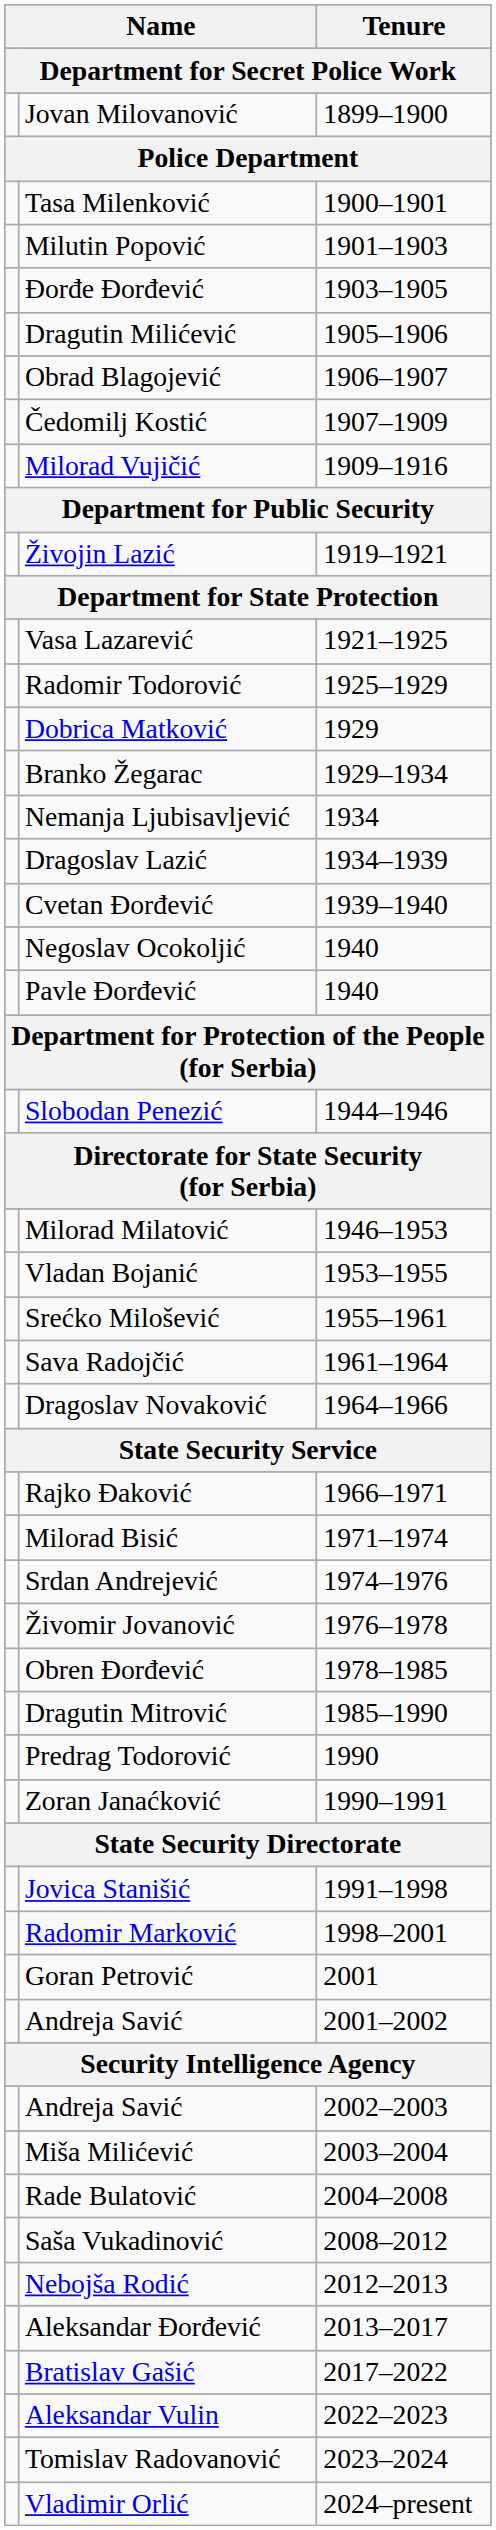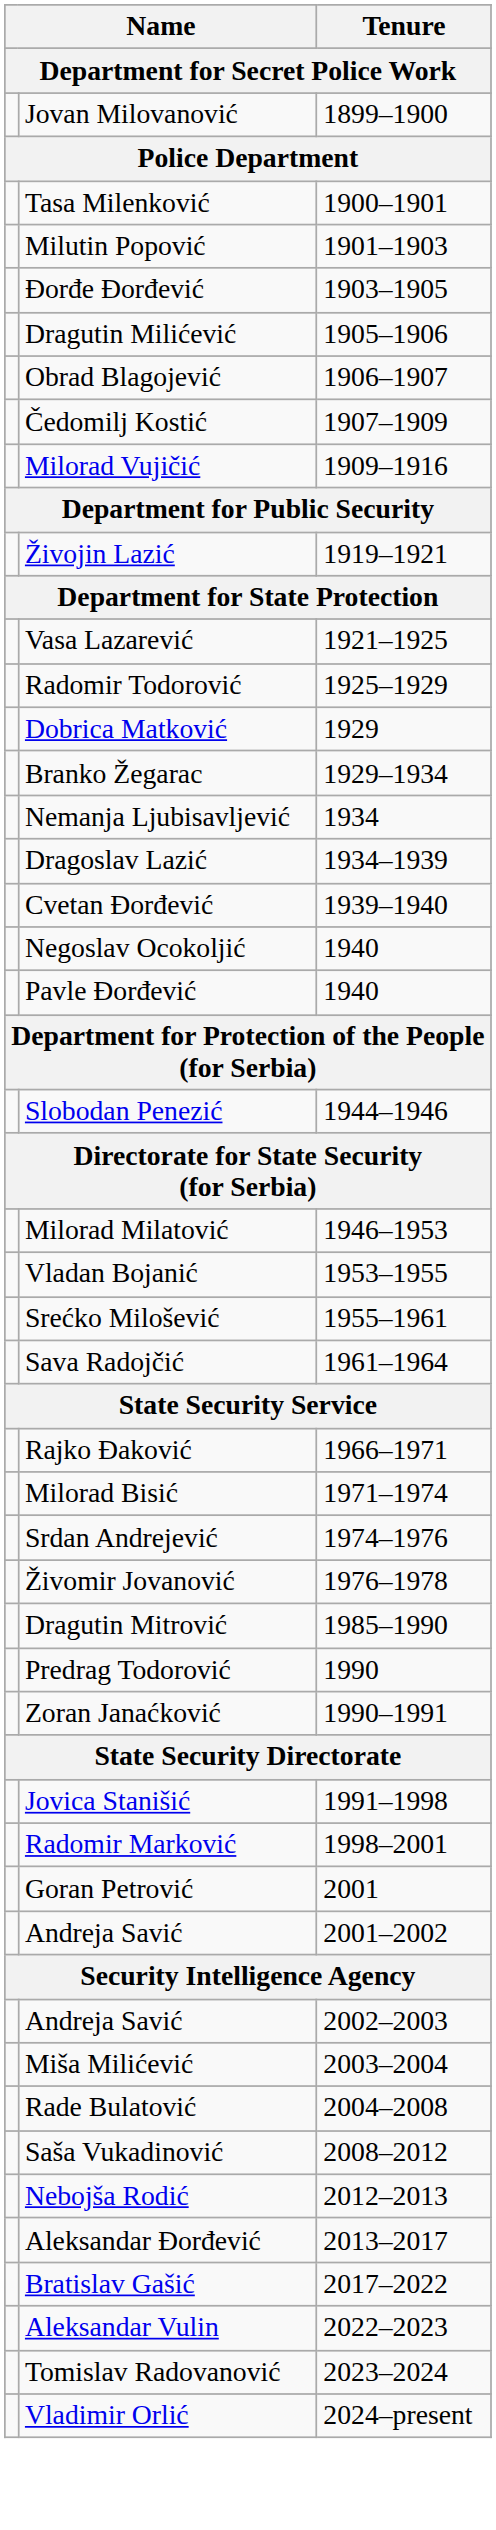- row: (146, 1405)
- row: (114, 1669)
